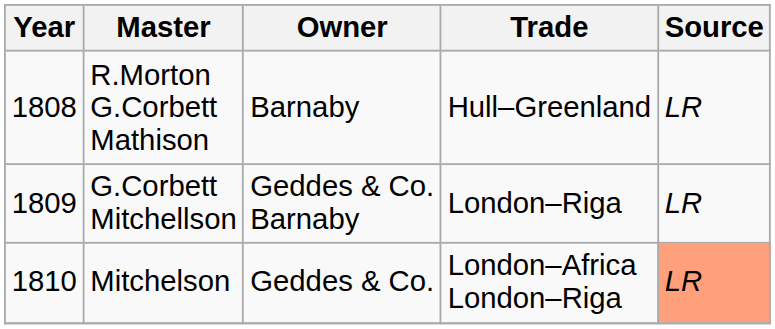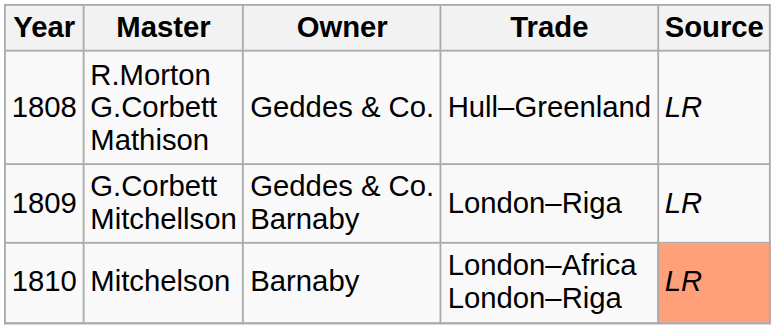(305, 107) Barnaby -> (342, 107) Geddes & Co.
(342, 282) Geddes & Co. -> (305, 282) Barnaby
